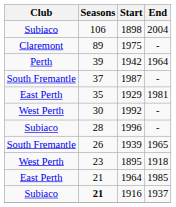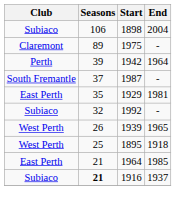(41, 111) West Perth -> (41, 111) Subiaco
(98, 111) 30 -> (98, 111) 32
- row: (131, 128)
(41, 144) South Fremantle -> (41, 128) West Perth
(98, 161) 23 -> (98, 144) 25
